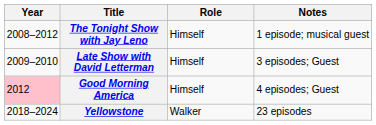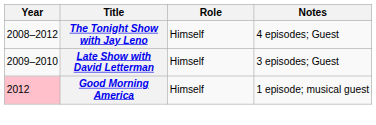(313, 34) 1 episode; musical guest -> (298, 34) 4 episodes; Guest
(298, 90) 4 episodes; Guest -> (313, 90) 1 episode; musical guest
- row: (114, 112)
